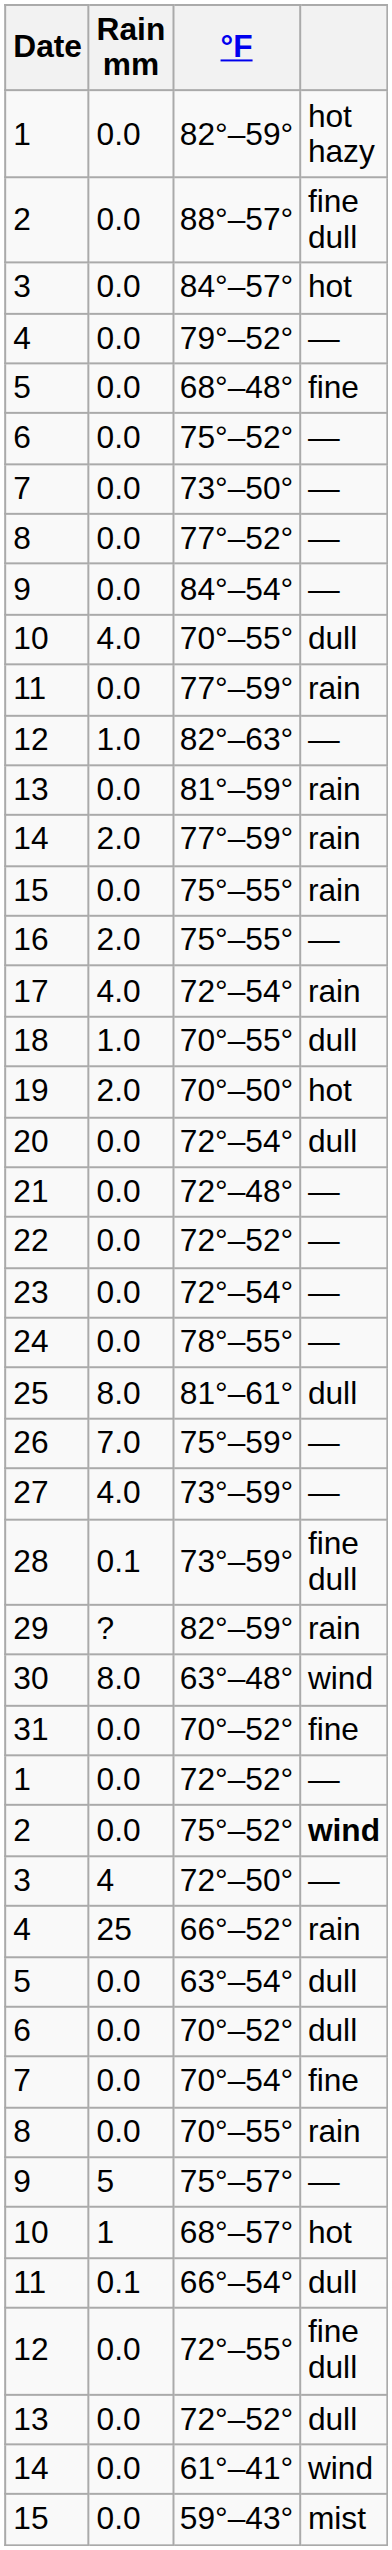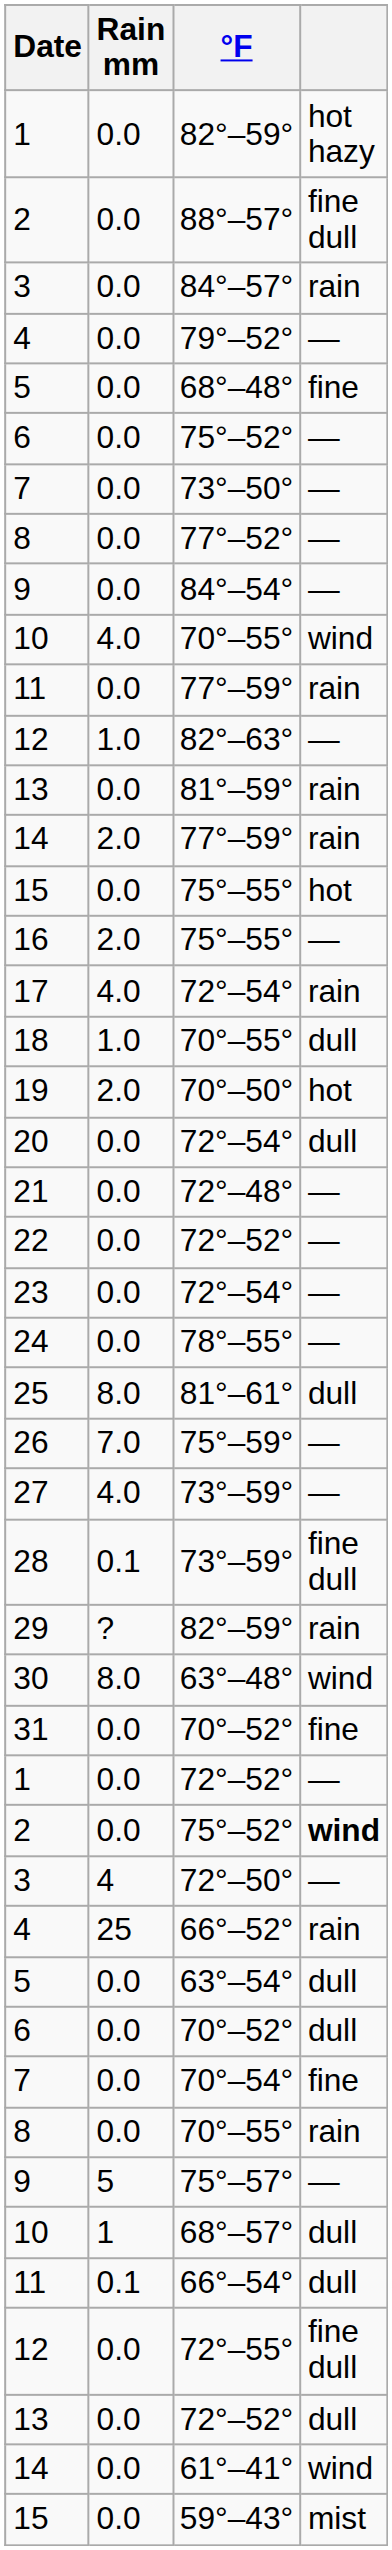(330, 287) hot -> (334, 287) rain
(333, 638) dull -> (340, 638) wind
(334, 890) rain -> (330, 890) hot
(330, 2232) hot -> (333, 2232) dull
